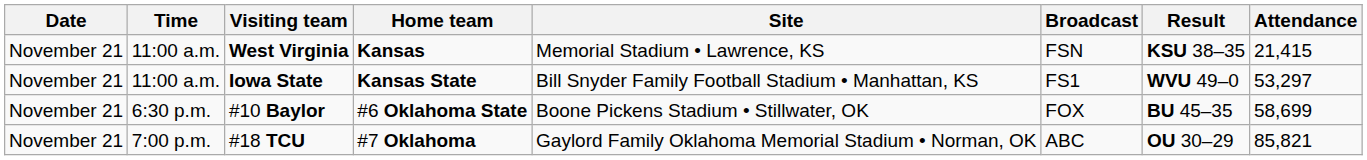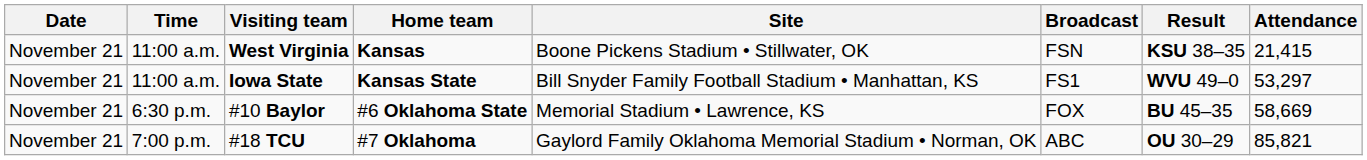(680, 50) Memorial Stadium • Lawrence, KS -> (702, 50) Boone Pickens Stadium • Stillwater, OK
(702, 110) Boone Pickens Stadium • Stillwater, OK -> (680, 110) Memorial Stadium • Lawrence, KS
(1283, 110) 58,699 -> (1283, 110) 58,669
